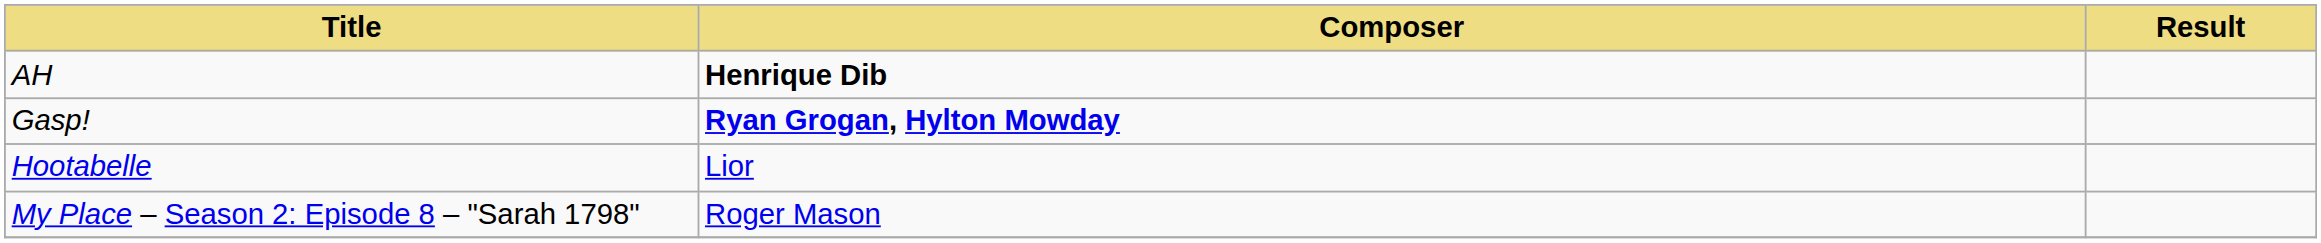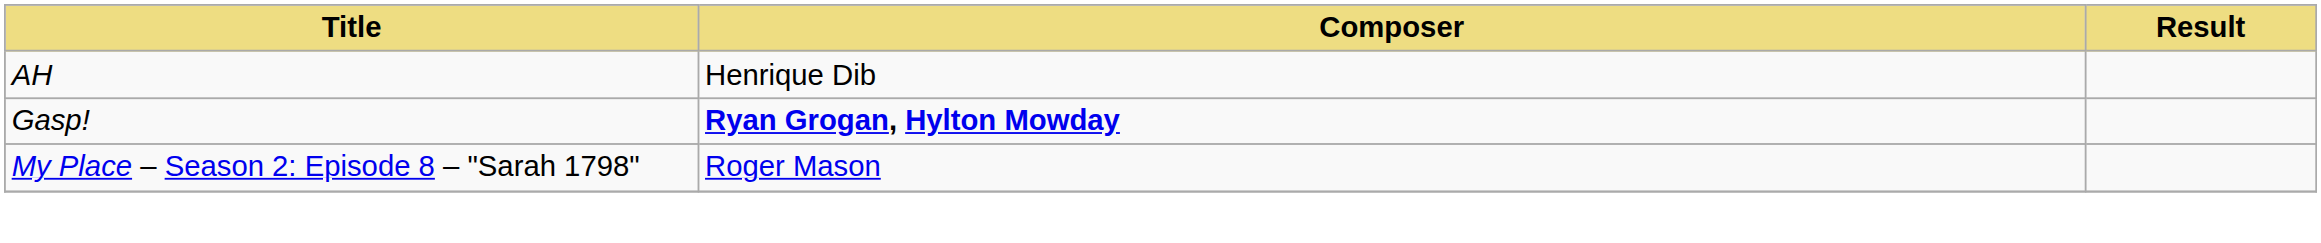(796, 74) bold -> (790, 74) normal
- row: (82, 167)
